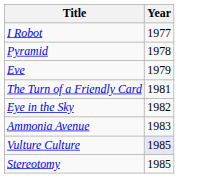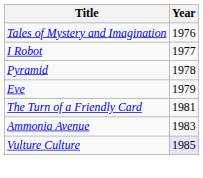+ row: (87, 32)
- row: (40, 107)
- row: (34, 164)
